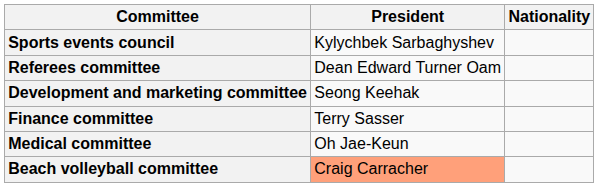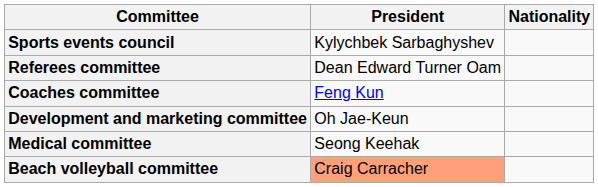+ row: (84, 93)
(367, 93) Seong Keehak -> (361, 118) Oh Jae-Keun
- row: (81, 118)
(361, 144) Oh Jae-Keun -> (367, 144) Seong Keehak
